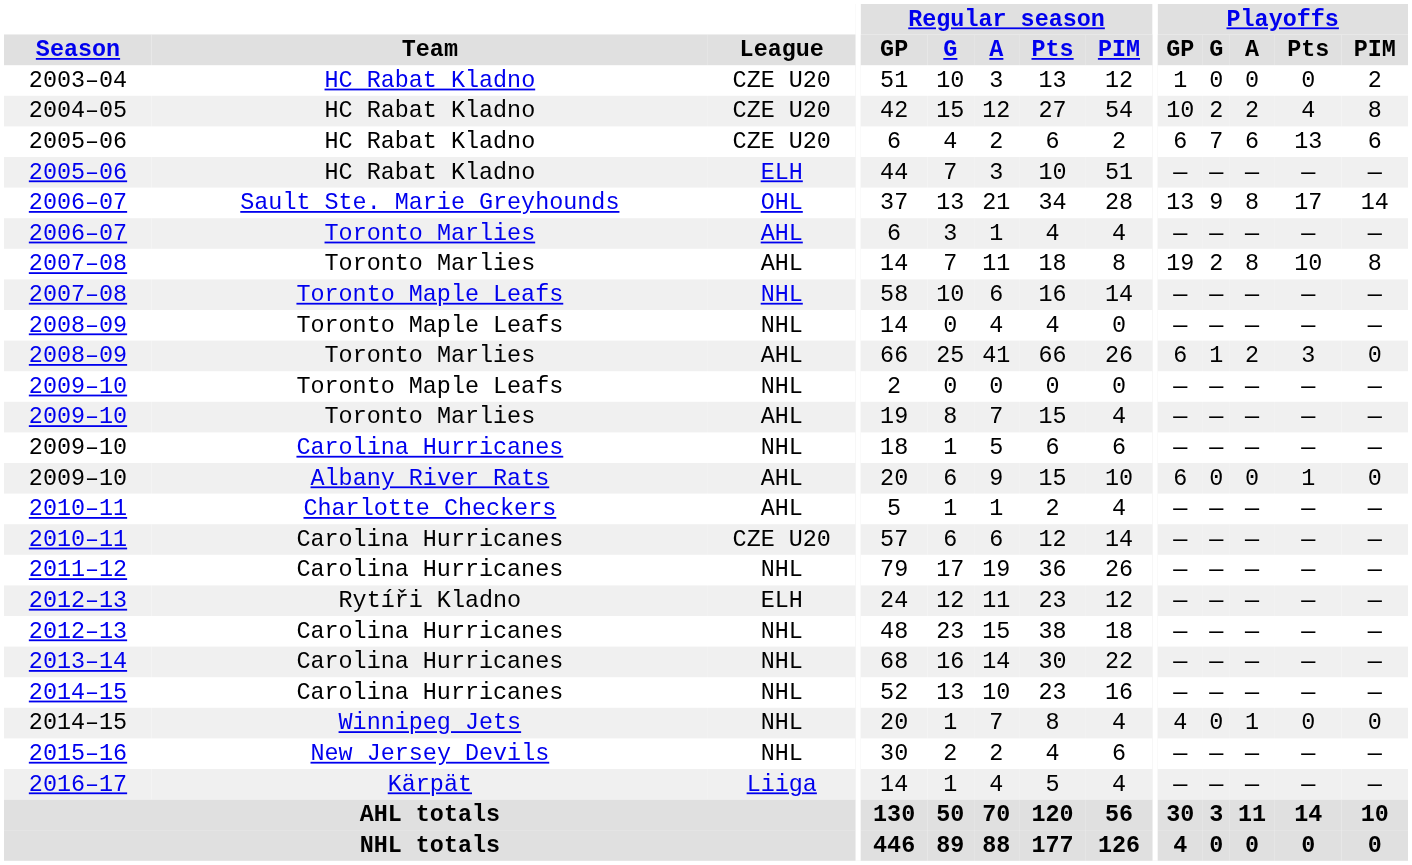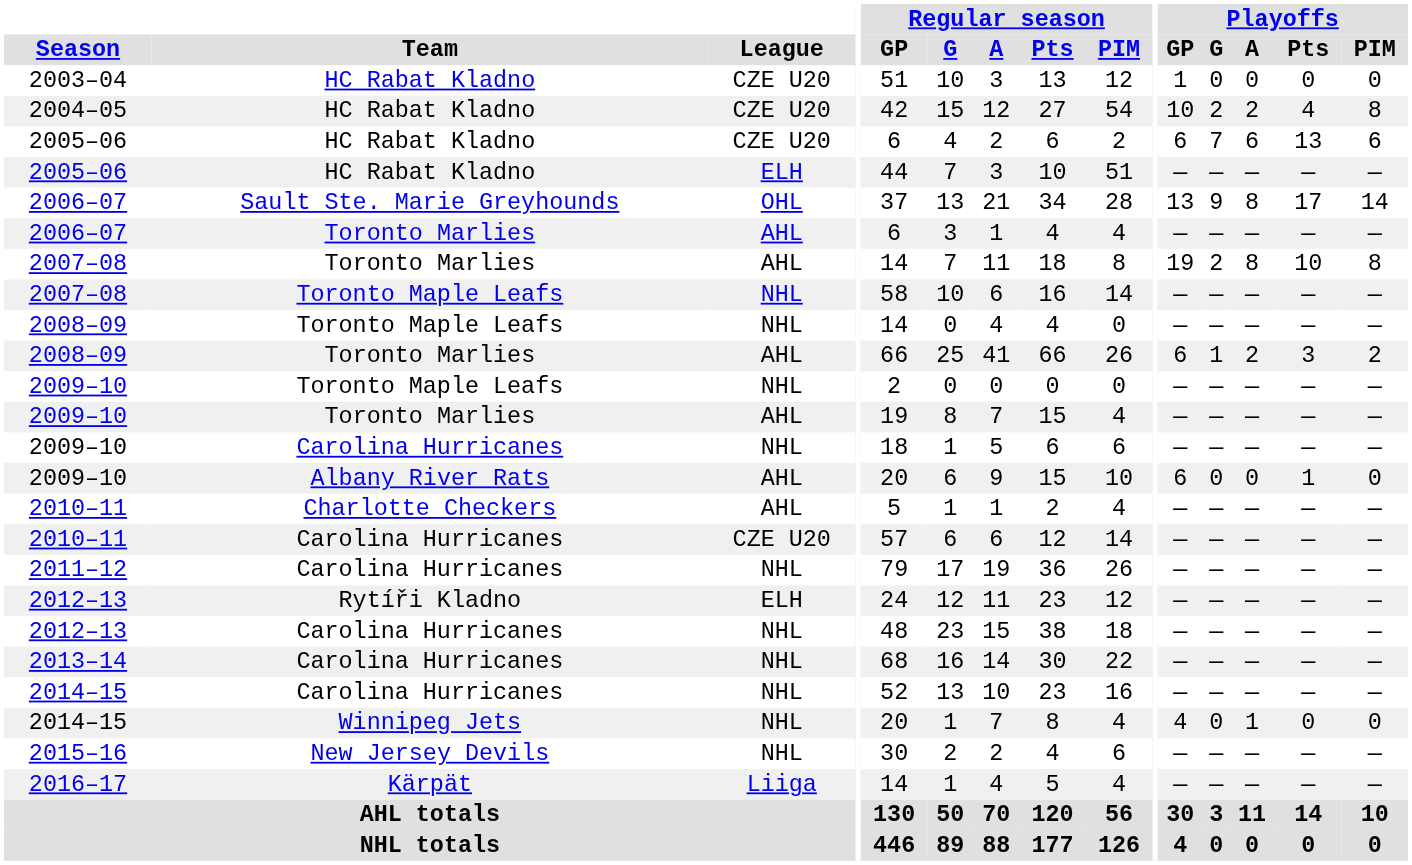(1375, 80) 2 -> (1375, 80) 0
(1375, 356) 0 -> (1375, 356) 2
